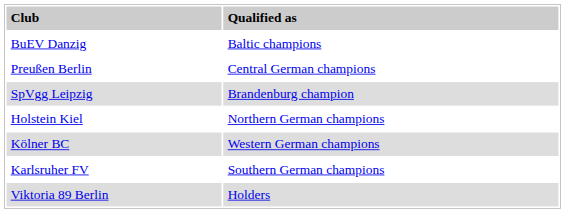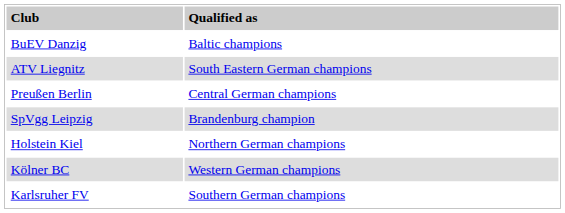+ row: (48, 68)
- row: (60, 194)
